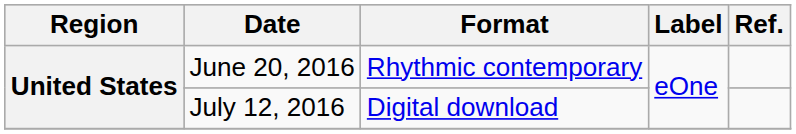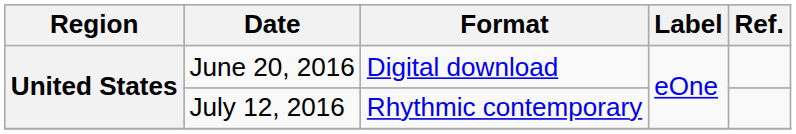(505, 66) Rhythmic contemporary -> (463, 66) Digital download
(463, 107) Digital download -> (505, 107) Rhythmic contemporary
